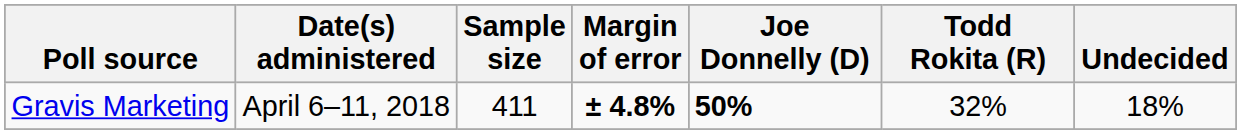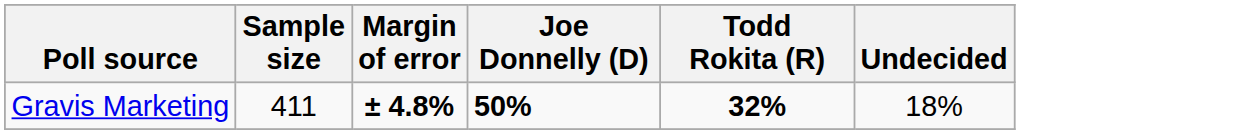- column: (346, 43)
(978, 105) normal -> (757, 105) bold
